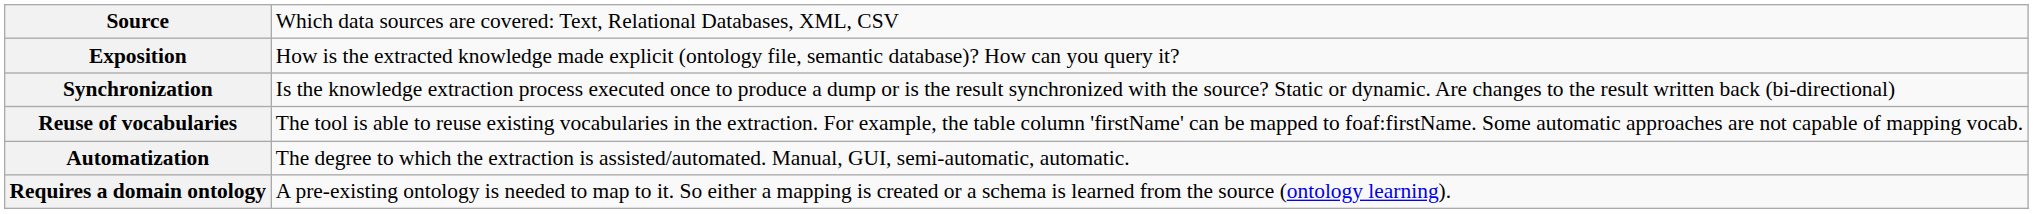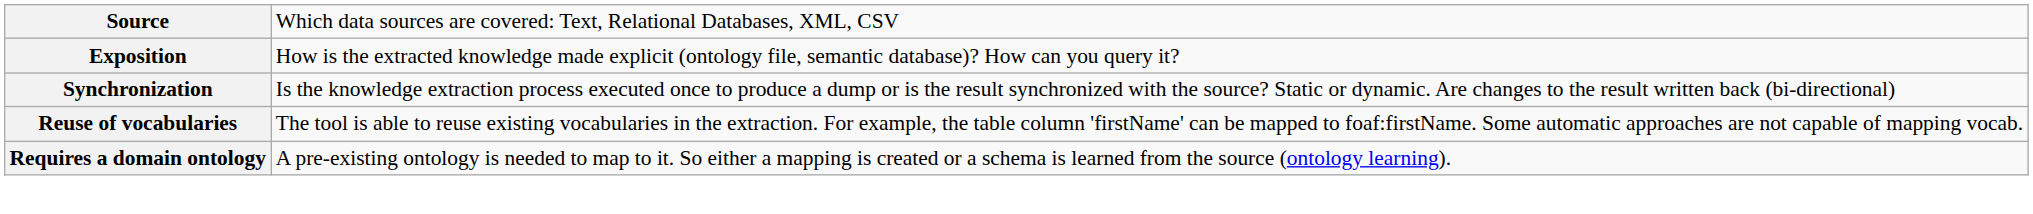- row: (138, 157)
